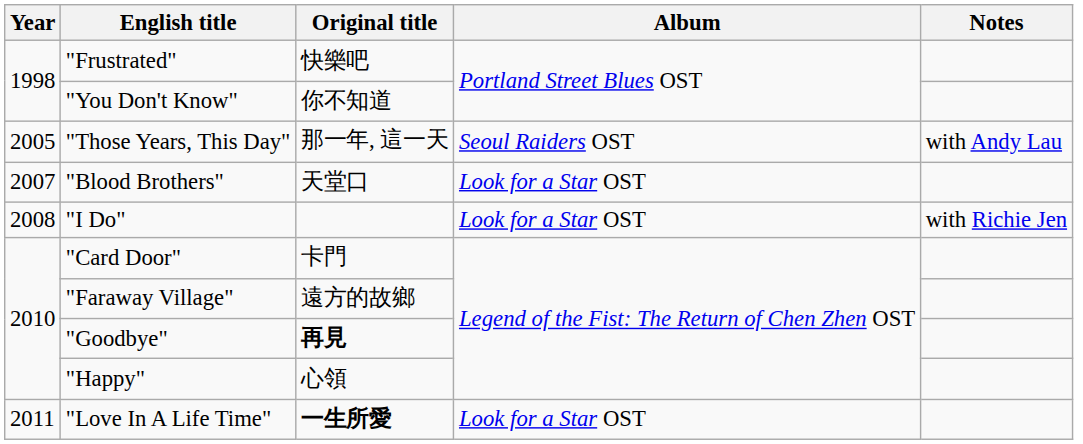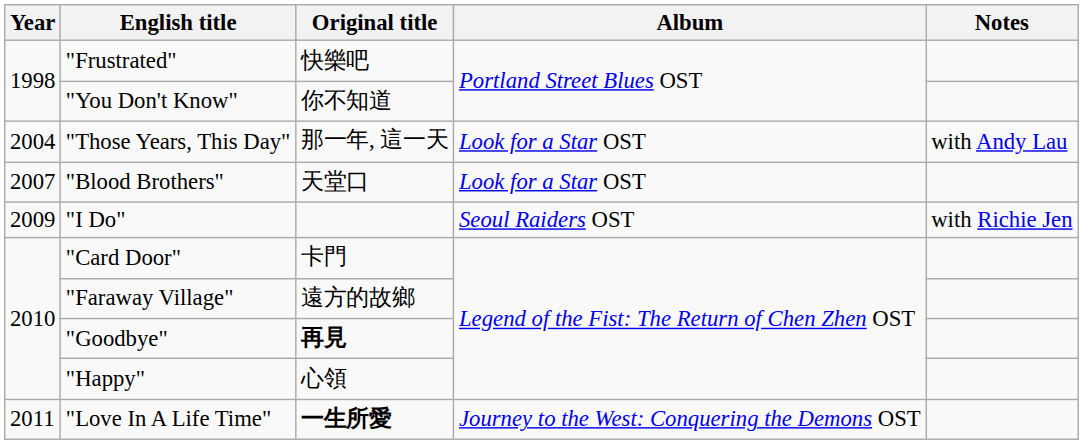(33, 141) 2005 -> (33, 141) 2004
(547, 141) Seoul Raiders OST -> (552, 141) Look for a Star OST
(33, 219) 2008 -> (33, 219) 2009
(552, 219) Look for a Star OST -> (547, 219) Seoul Raiders OST
(552, 419) Look for a Star OST -> (690, 419) Journey to the West: Conquering the Demons OST
